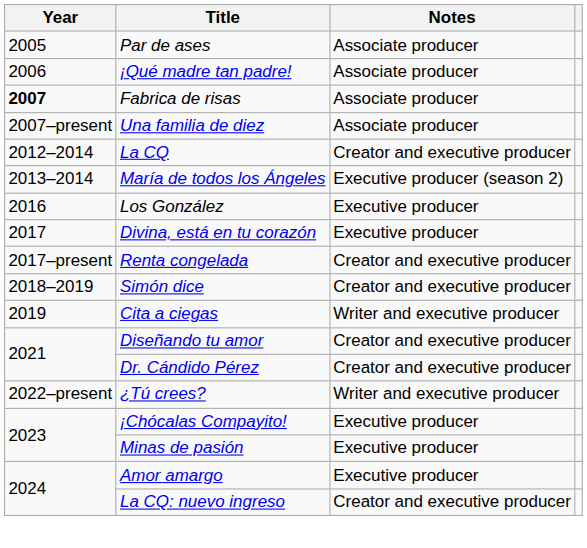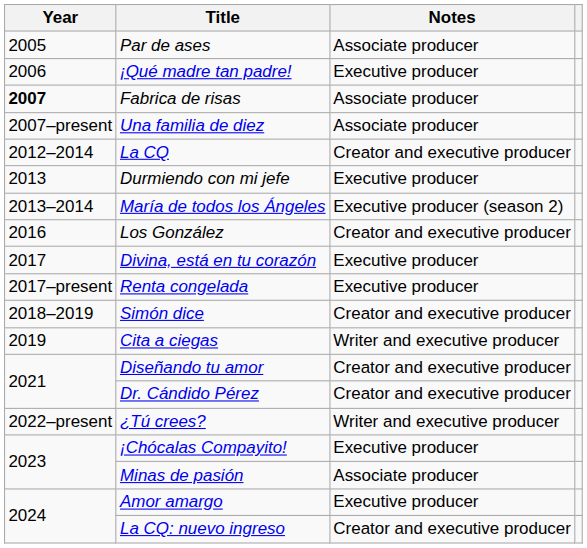(406, 71) Associate producer -> (406, 71) Executive producer
+ row: (205, 179)
(406, 206) Executive producer -> (452, 233) Creator and executive producer
(452, 260) Creator and executive producer -> (406, 286) Executive producer
(406, 448) Executive producer -> (406, 475) Associate producer
